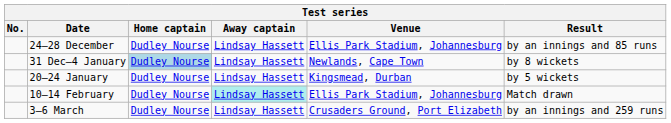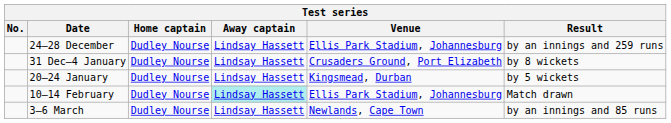(582, 45) by an innings and 85 runs -> (585, 45) by an innings and 259 runs
(170, 61) lightblue background -> (170, 61) no background
(366, 61) Newlands, Cape Town -> (406, 61) Crusaders Ground, Port Elizabeth
(406, 110) Crusaders Ground, Port Elizabeth -> (366, 110) Newlands, Cape Town
(585, 110) by an innings and 259 runs -> (582, 110) by an innings and 85 runs
